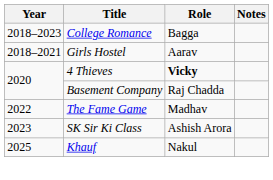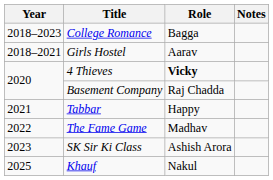+ row: (84, 109)
